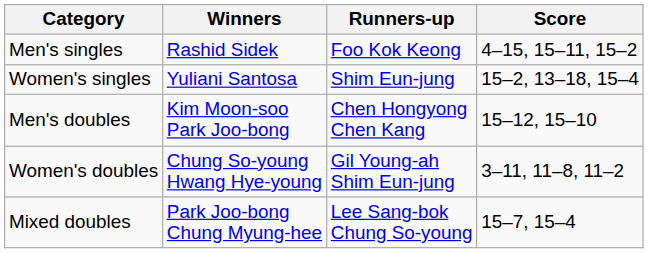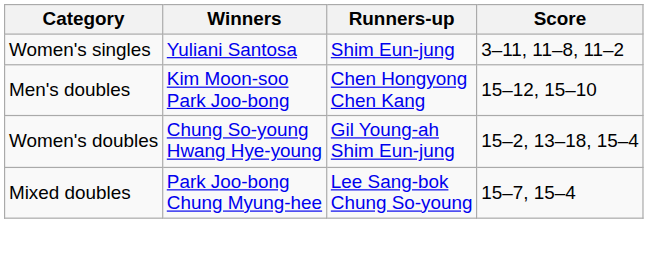- row: (66, 49)
(560, 79) 15–2, 13–18, 15–4 -> (553, 49) 3–11, 11–8, 11–2
(553, 171) 3–11, 11–8, 11–2 -> (560, 141) 15–2, 13–18, 15–4
